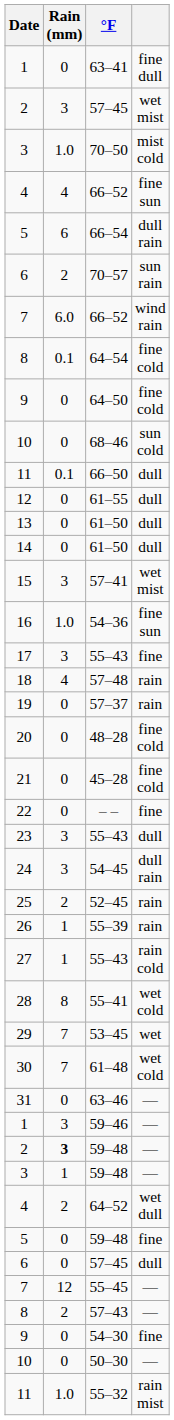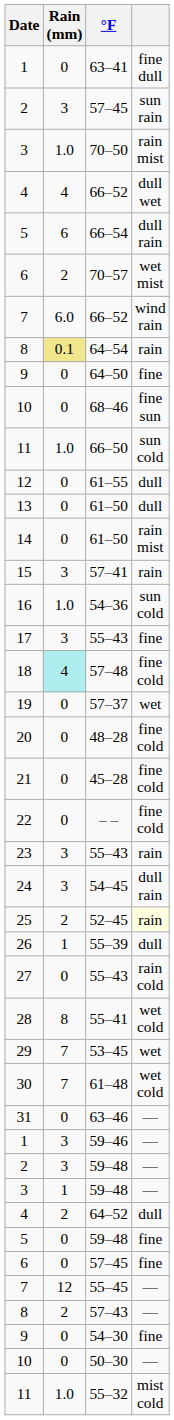(150, 108) wet mist -> (150, 108) sun rain
(150, 150) mist cold -> (150, 150) rain mist
(150, 191) fine sun -> (150, 191) dull wet
(150, 275) sun rain -> (150, 275) wet mist
(64, 358) no background -> (64, 349) khaki background
(150, 358) fine cold -> (150, 349) rain
(150, 400) fine cold -> (150, 374) fine
(150, 441) sun cold -> (150, 407) fine sun
(64, 474) 0.1 -> (64, 448) 1.0
(150, 474) dull -> (150, 448) sun cold
(150, 547) dull -> (150, 539) rain mist
(150, 580) wet mist -> (150, 572) rain
(150, 622) fine sun -> (150, 605) sun cold
(64, 679) no background -> (64, 671) paleturquoise background
(150, 679) rain -> (150, 671) fine cold
(150, 704) rain -> (150, 704) wet
(150, 811) fine -> (150, 820) fine cold
(150, 836) dull -> (150, 853) rain
(150, 902) no background -> (150, 919) lightyellow background
(150, 926) rain -> (150, 943) dull
(64, 959) 1 -> (64, 976) 0
(64, 1148) bold -> (64, 1166) normal
(150, 1206) wet dull -> (150, 1214) dull
(150, 1263) dull -> (150, 1263) fine
(150, 1394) rain mist -> (150, 1394) mist cold
